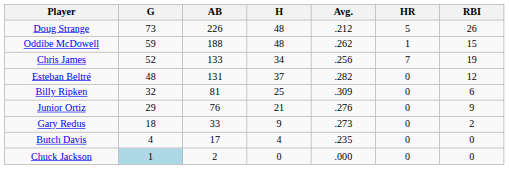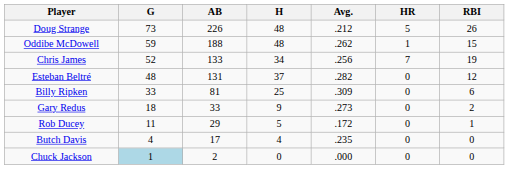(151, 92) 32 -> (151, 92) 33
- row: (61, 108)
+ row: (61, 124)
